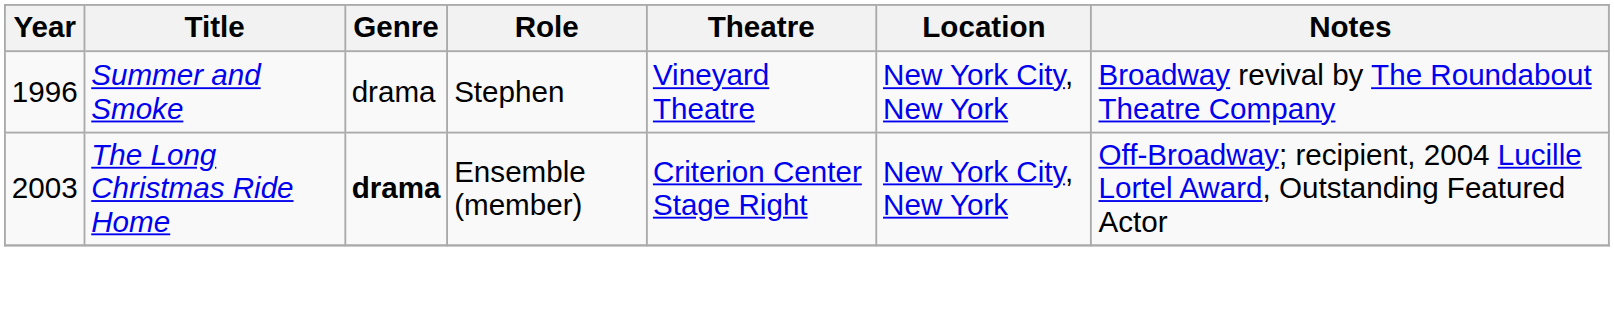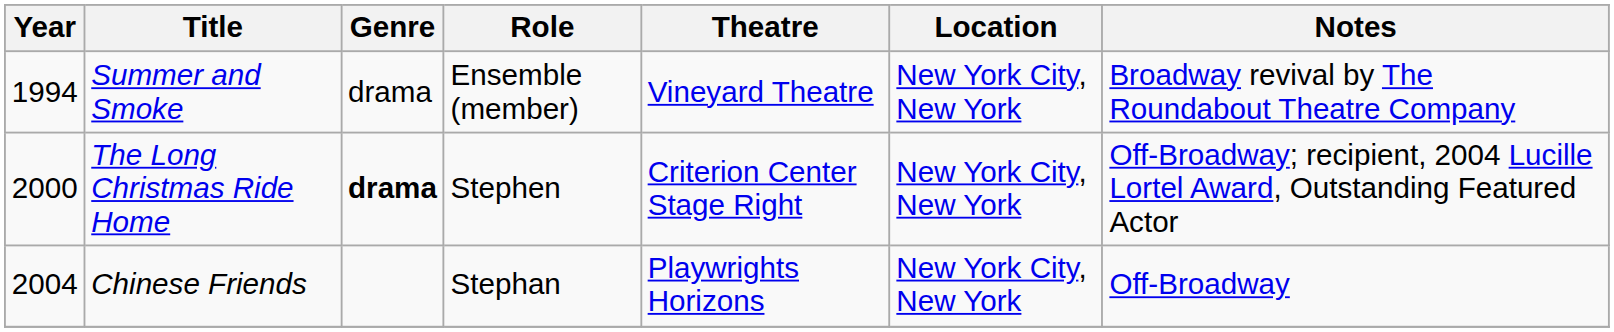(45, 91) 1996 -> (45, 91) 1994
(509, 91) Stephen -> (516, 91) Ensemble (member)
(45, 188) 2003 -> (45, 188) 2000
(520, 188) Ensemble (member) -> (506, 188) Stephen
+ row: (199, 285)
